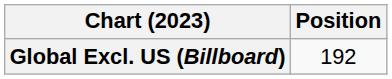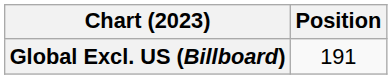(338, 56) 192 -> (338, 56) 191
